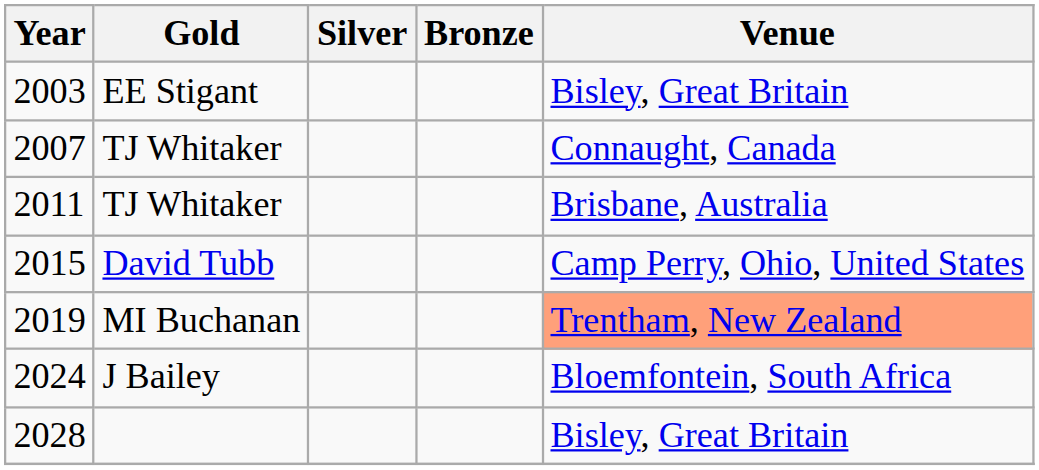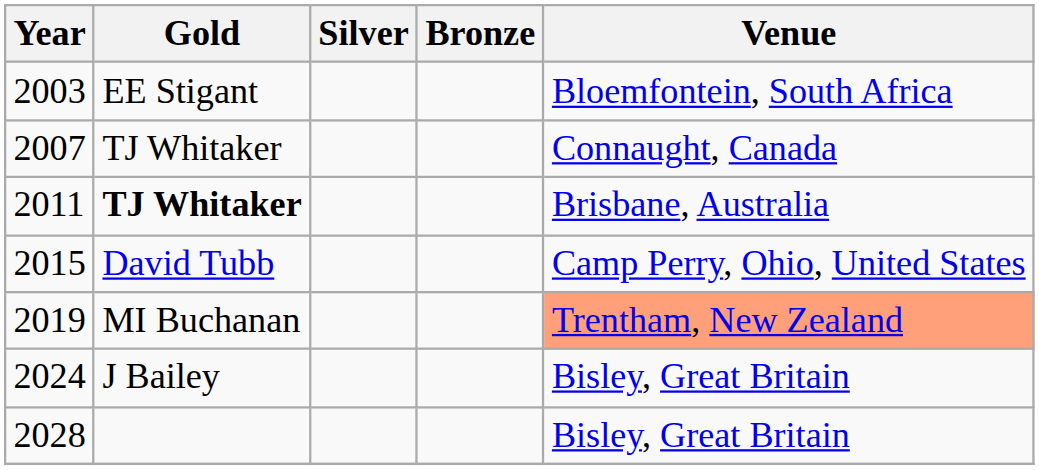(699, 90) Bisley, Great Britain -> (752, 90) Bloemfontein, South Africa
(192, 205) normal -> (202, 205) bold
(751, 377) Bloemfontein, South Africa -> (701, 377) Bisley, Great Britain
